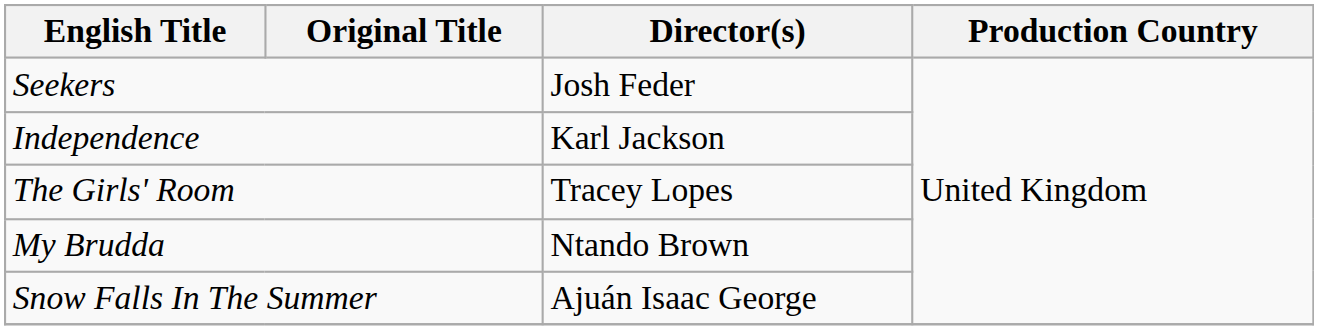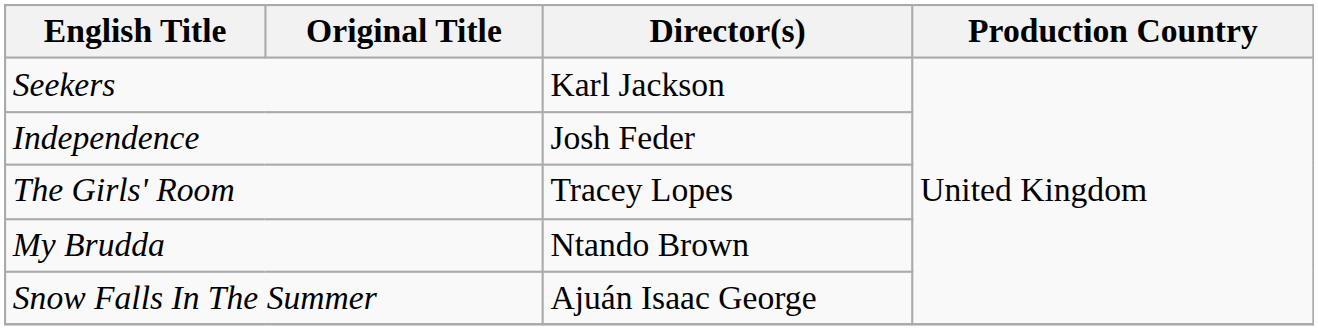(623, 84) Josh Feder -> (638, 84) Karl Jackson
(638, 137) Karl Jackson -> (623, 137) Josh Feder
